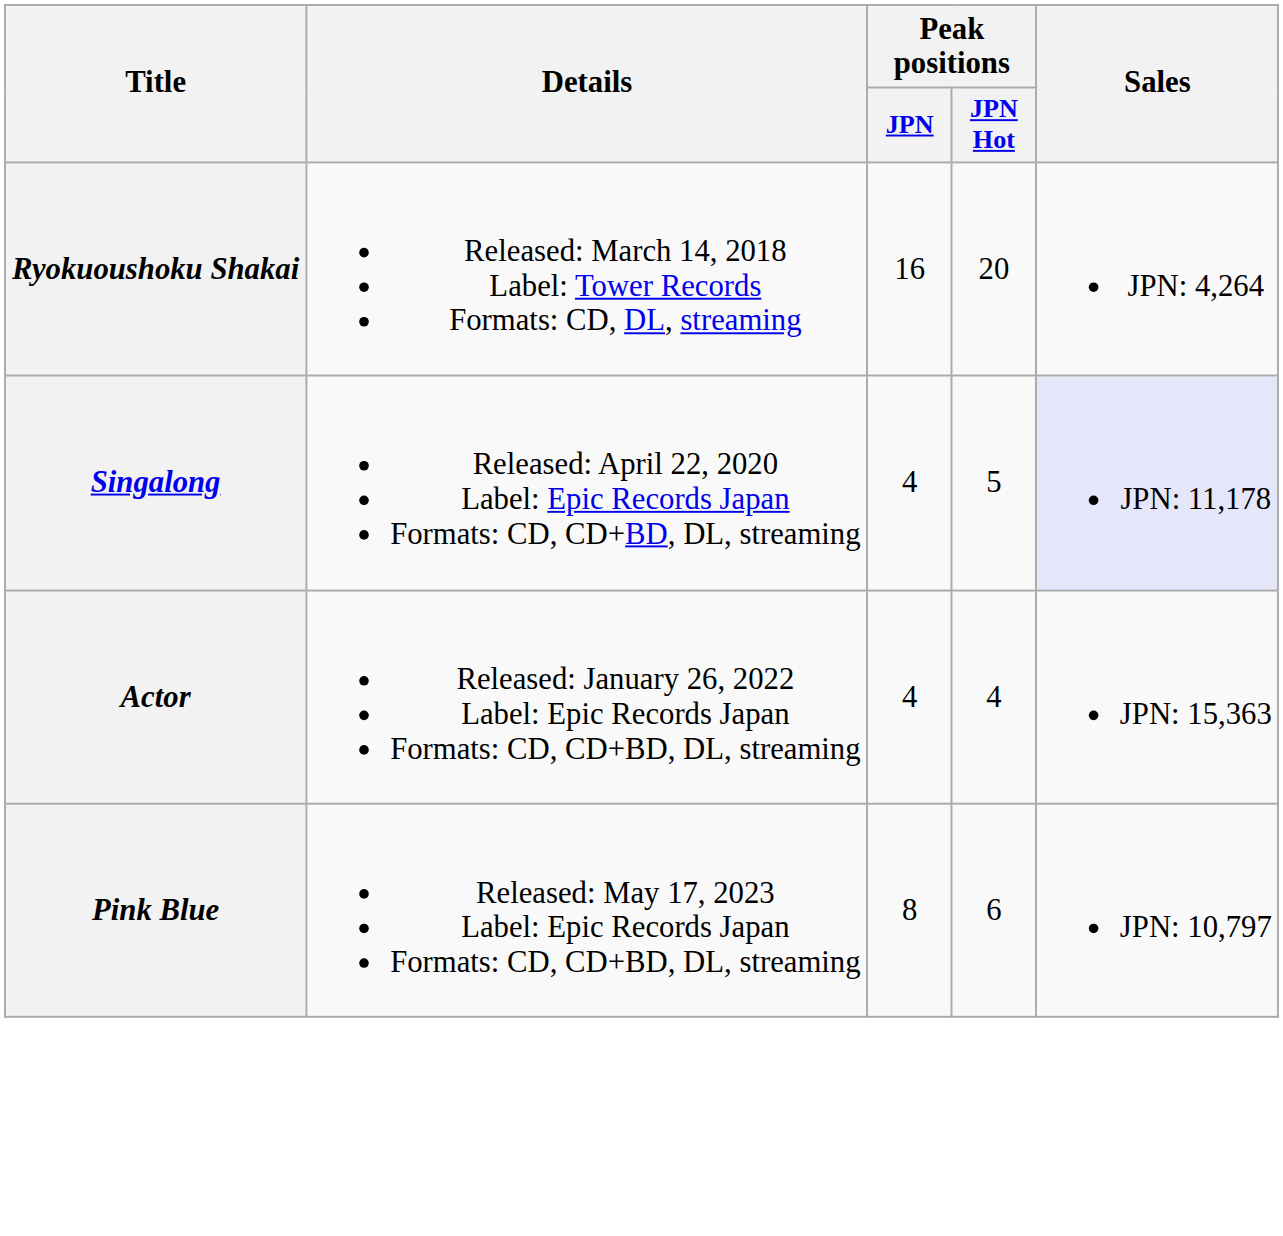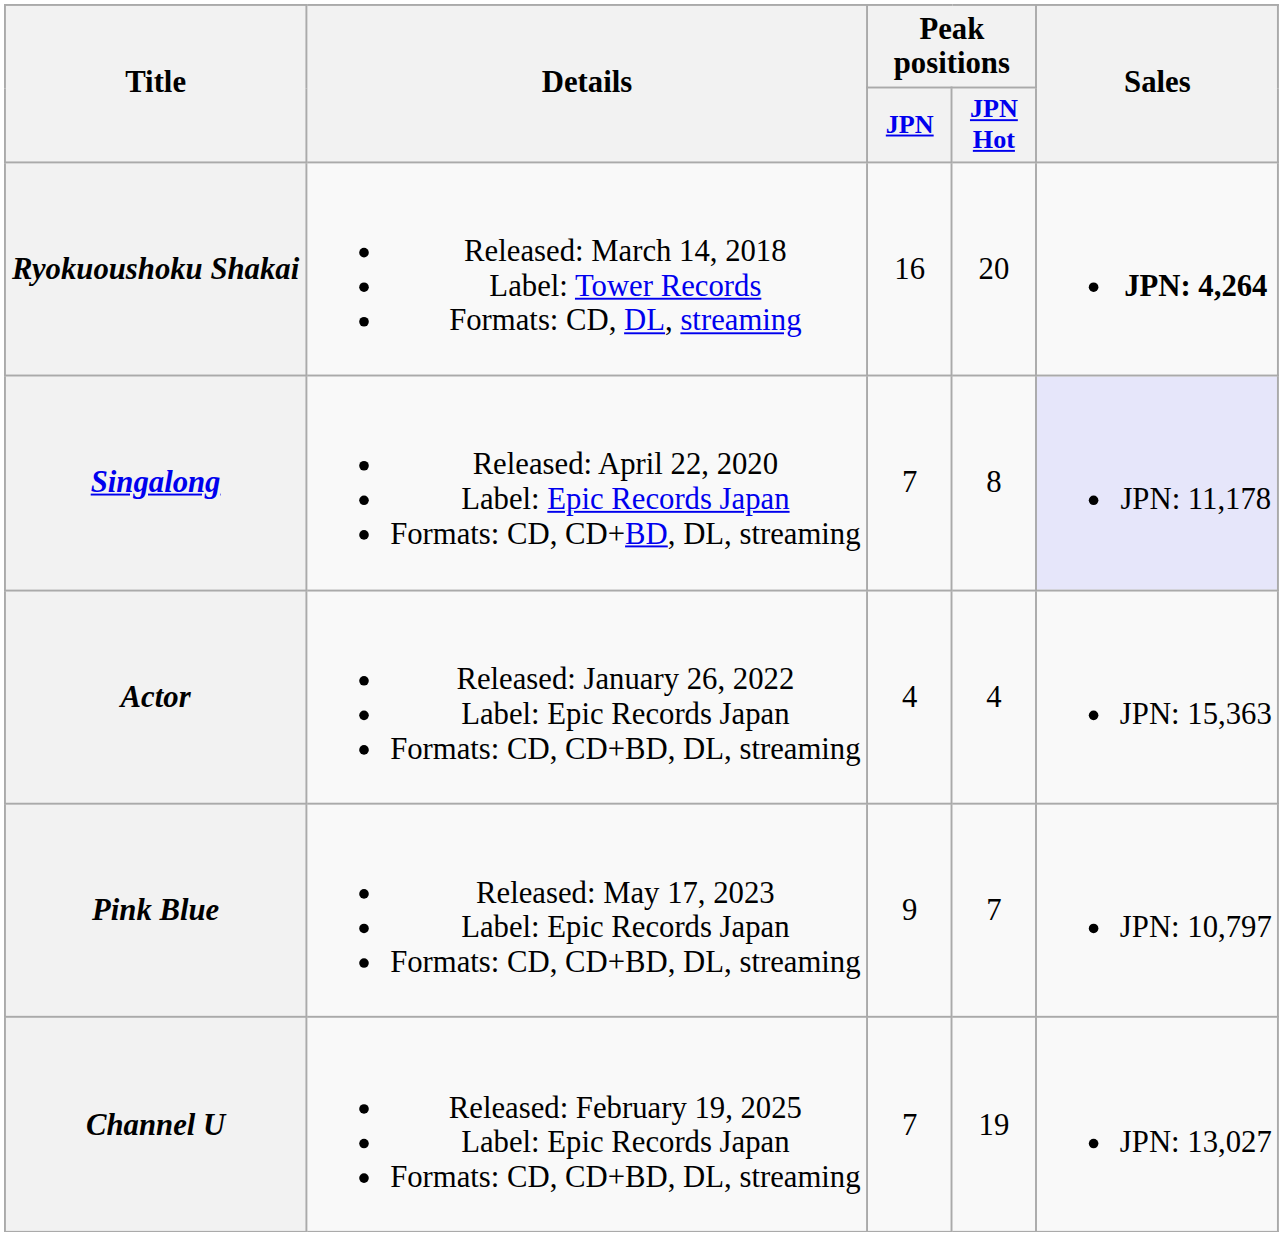(1157, 286) normal -> (1157, 286) bold
(910, 482) 4 -> (910, 482) 7
(994, 482) 5 -> (994, 482) 8
(910, 910) 8 -> (910, 910) 9
(994, 910) 6 -> (994, 910) 7
+ row: (156, 1123)
